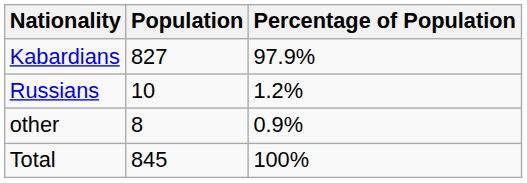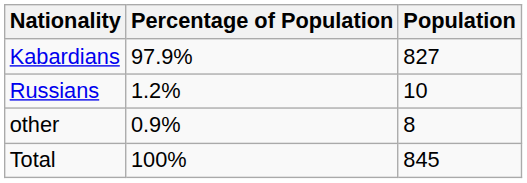columns swapped: (187, 21) <-> (385, 21)
